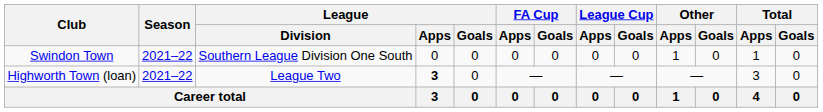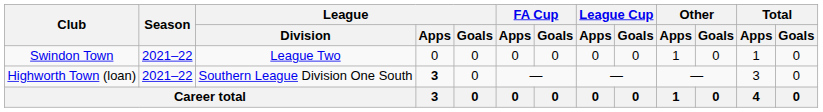(306, 55) Southern League Division One South -> (306, 55) League Two
(306, 76) League Two -> (306, 76) Southern League Division One South
